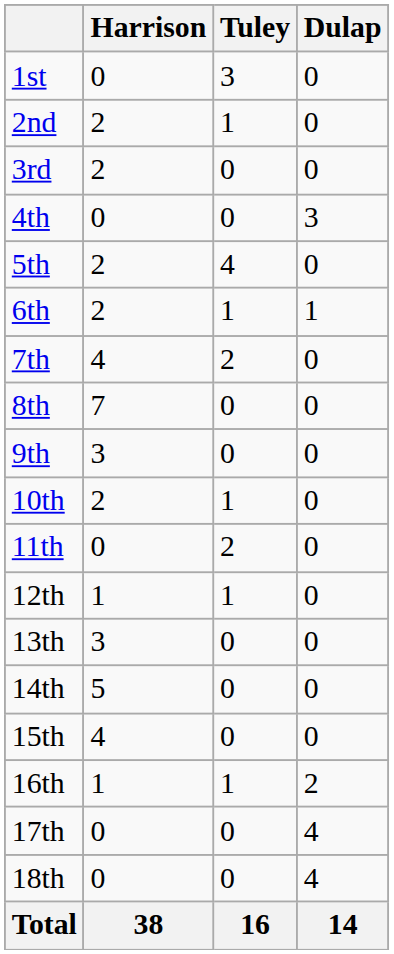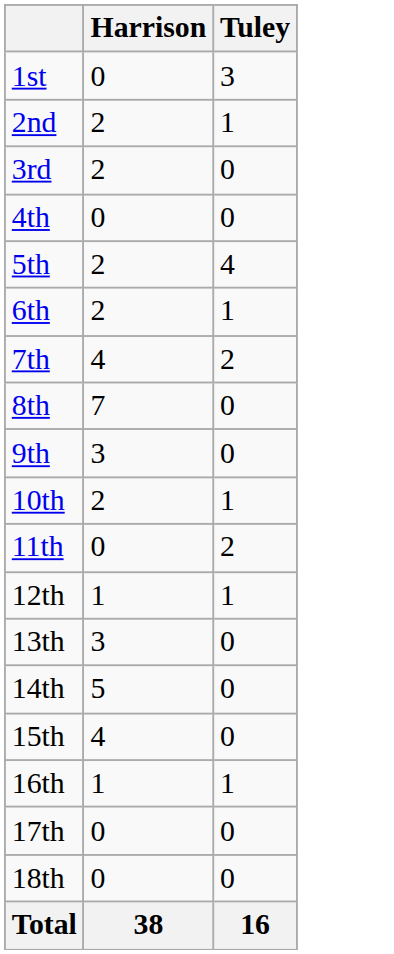- column: (343, 28)
